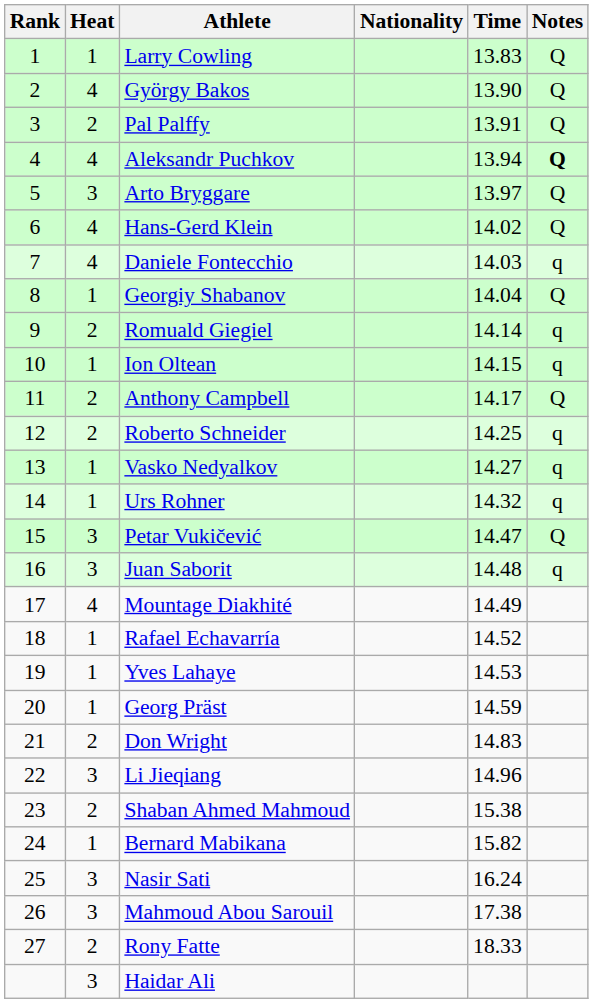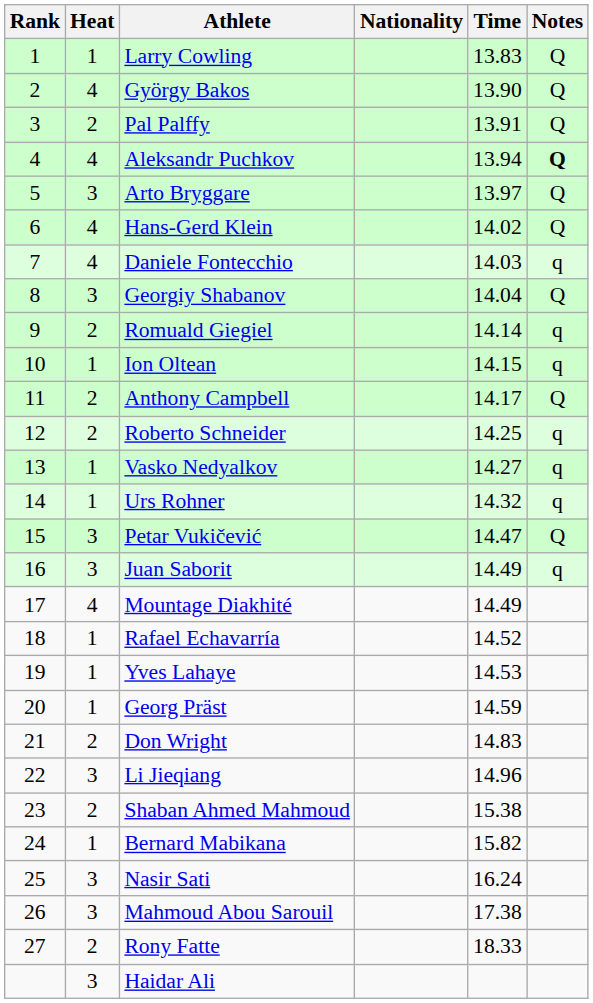(92, 295) 1 -> (92, 295) 3
(497, 569) 14.48 -> (497, 569) 14.49
